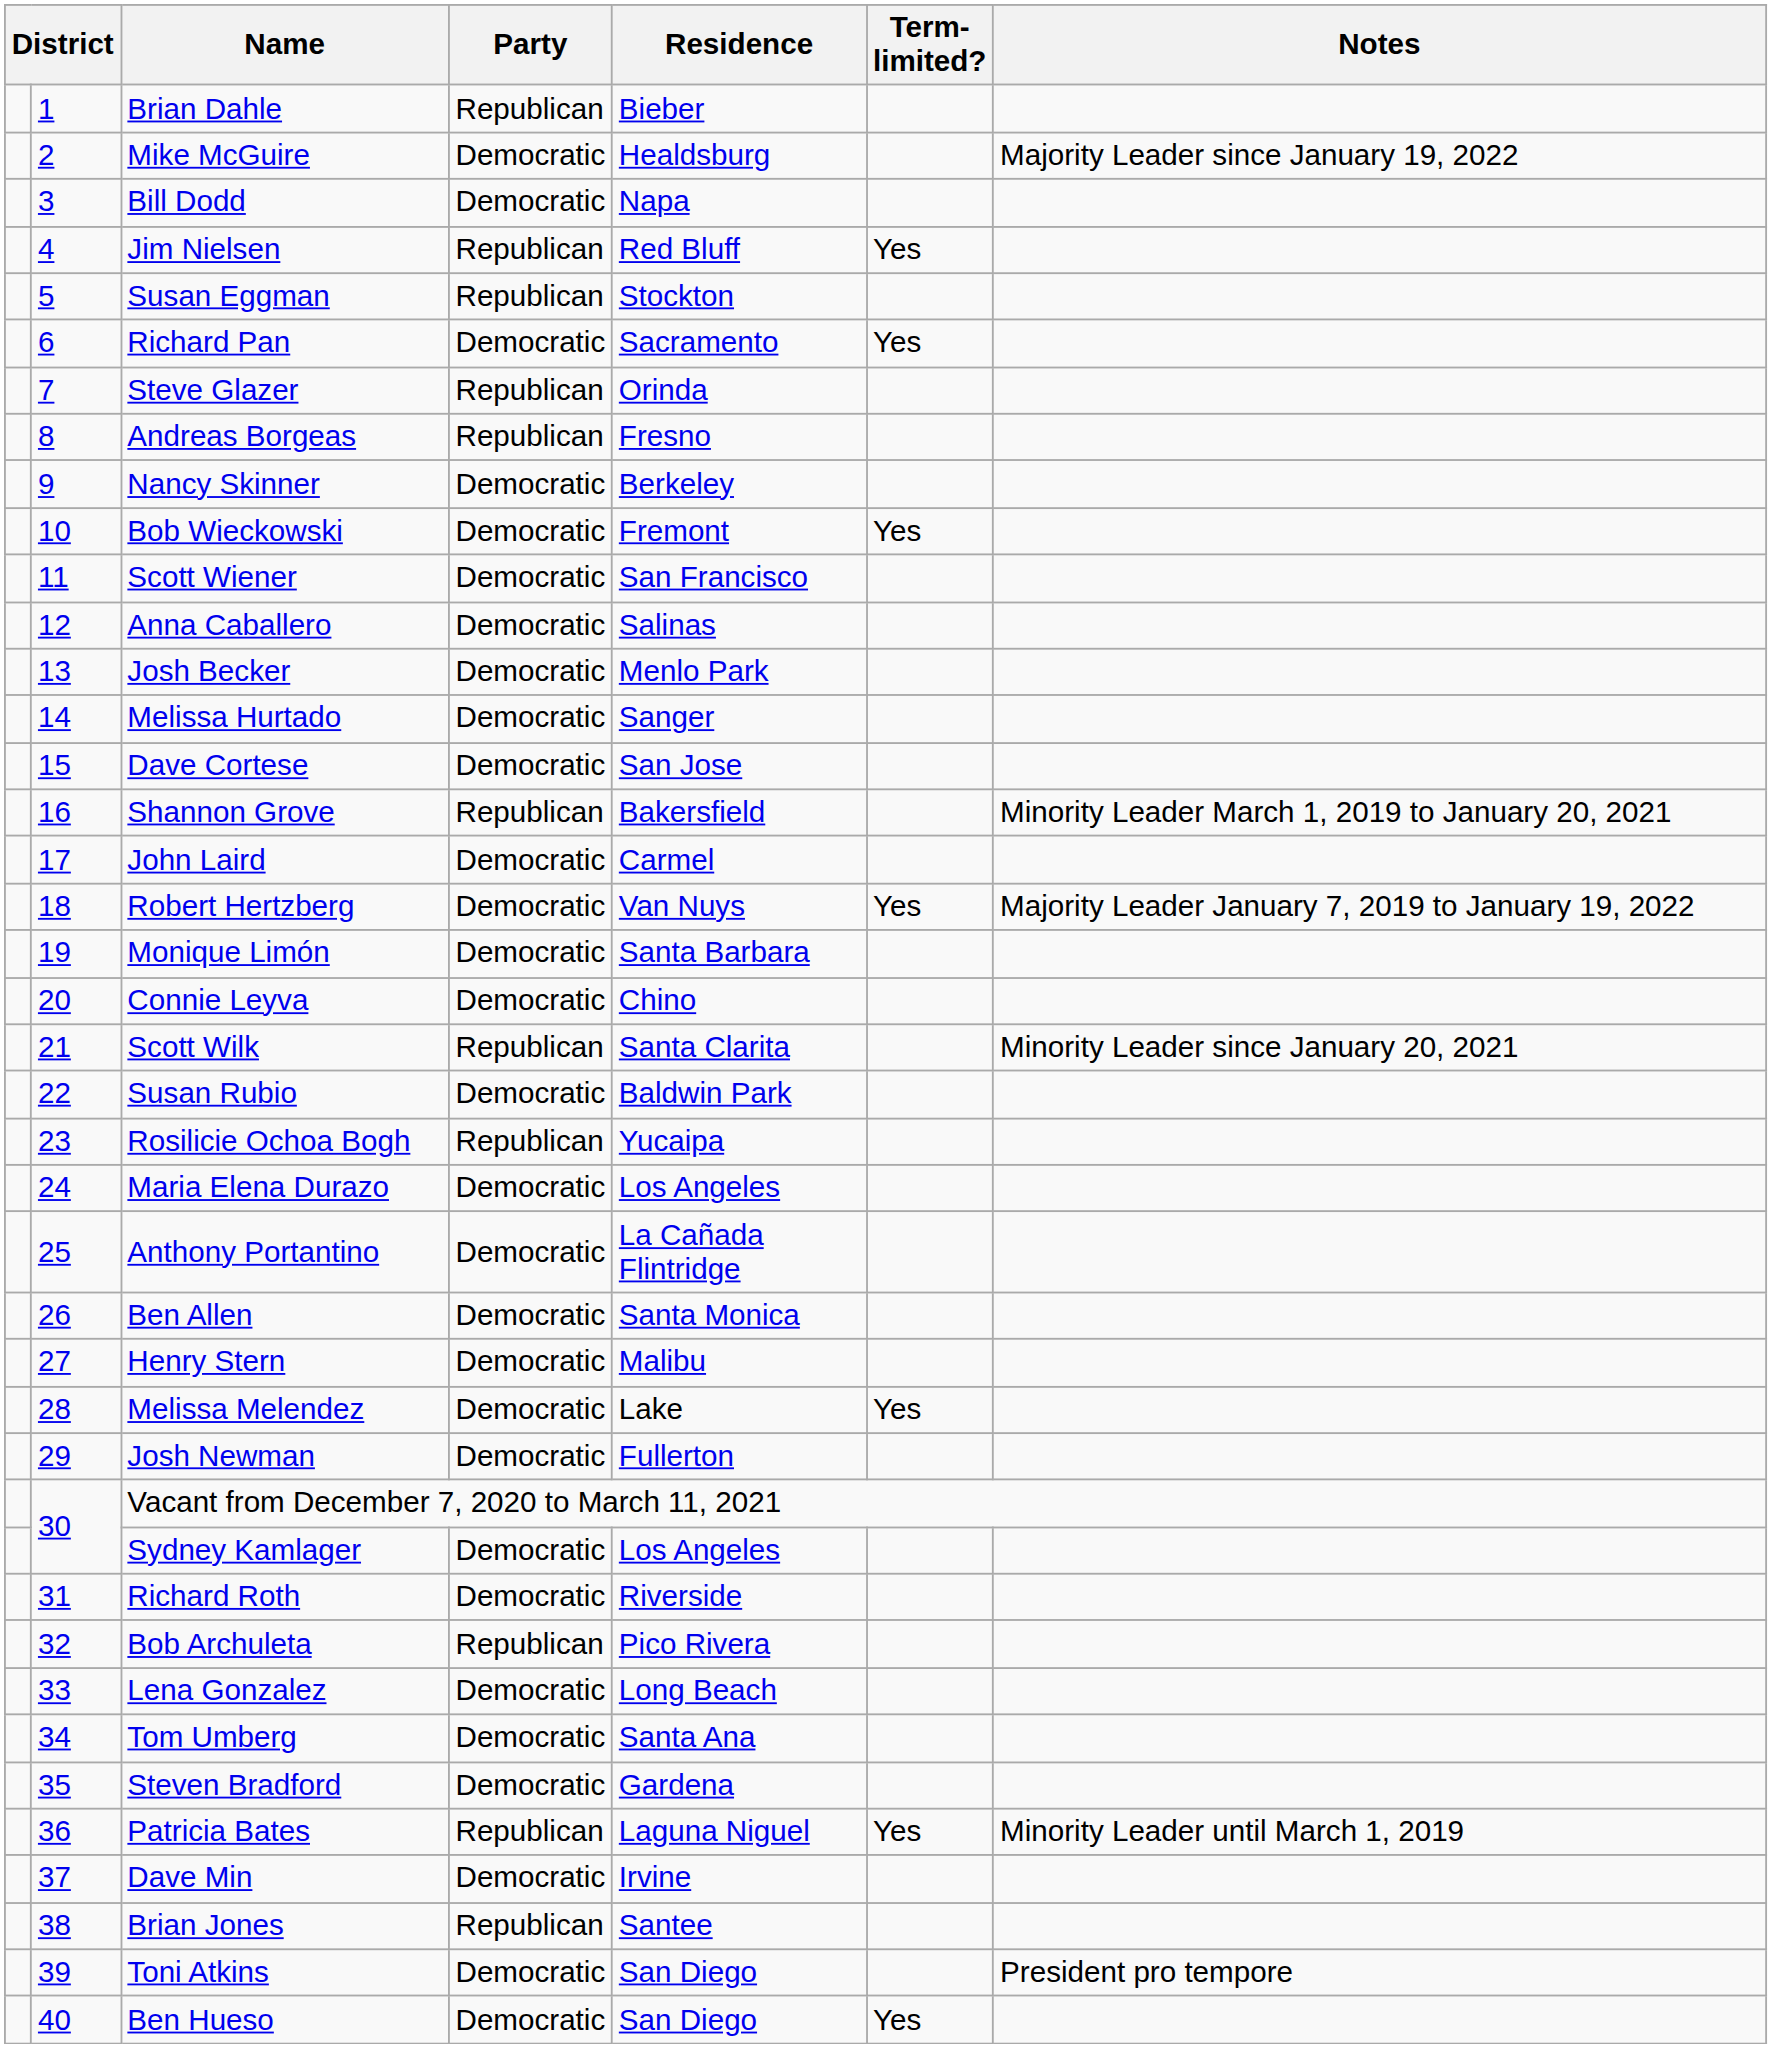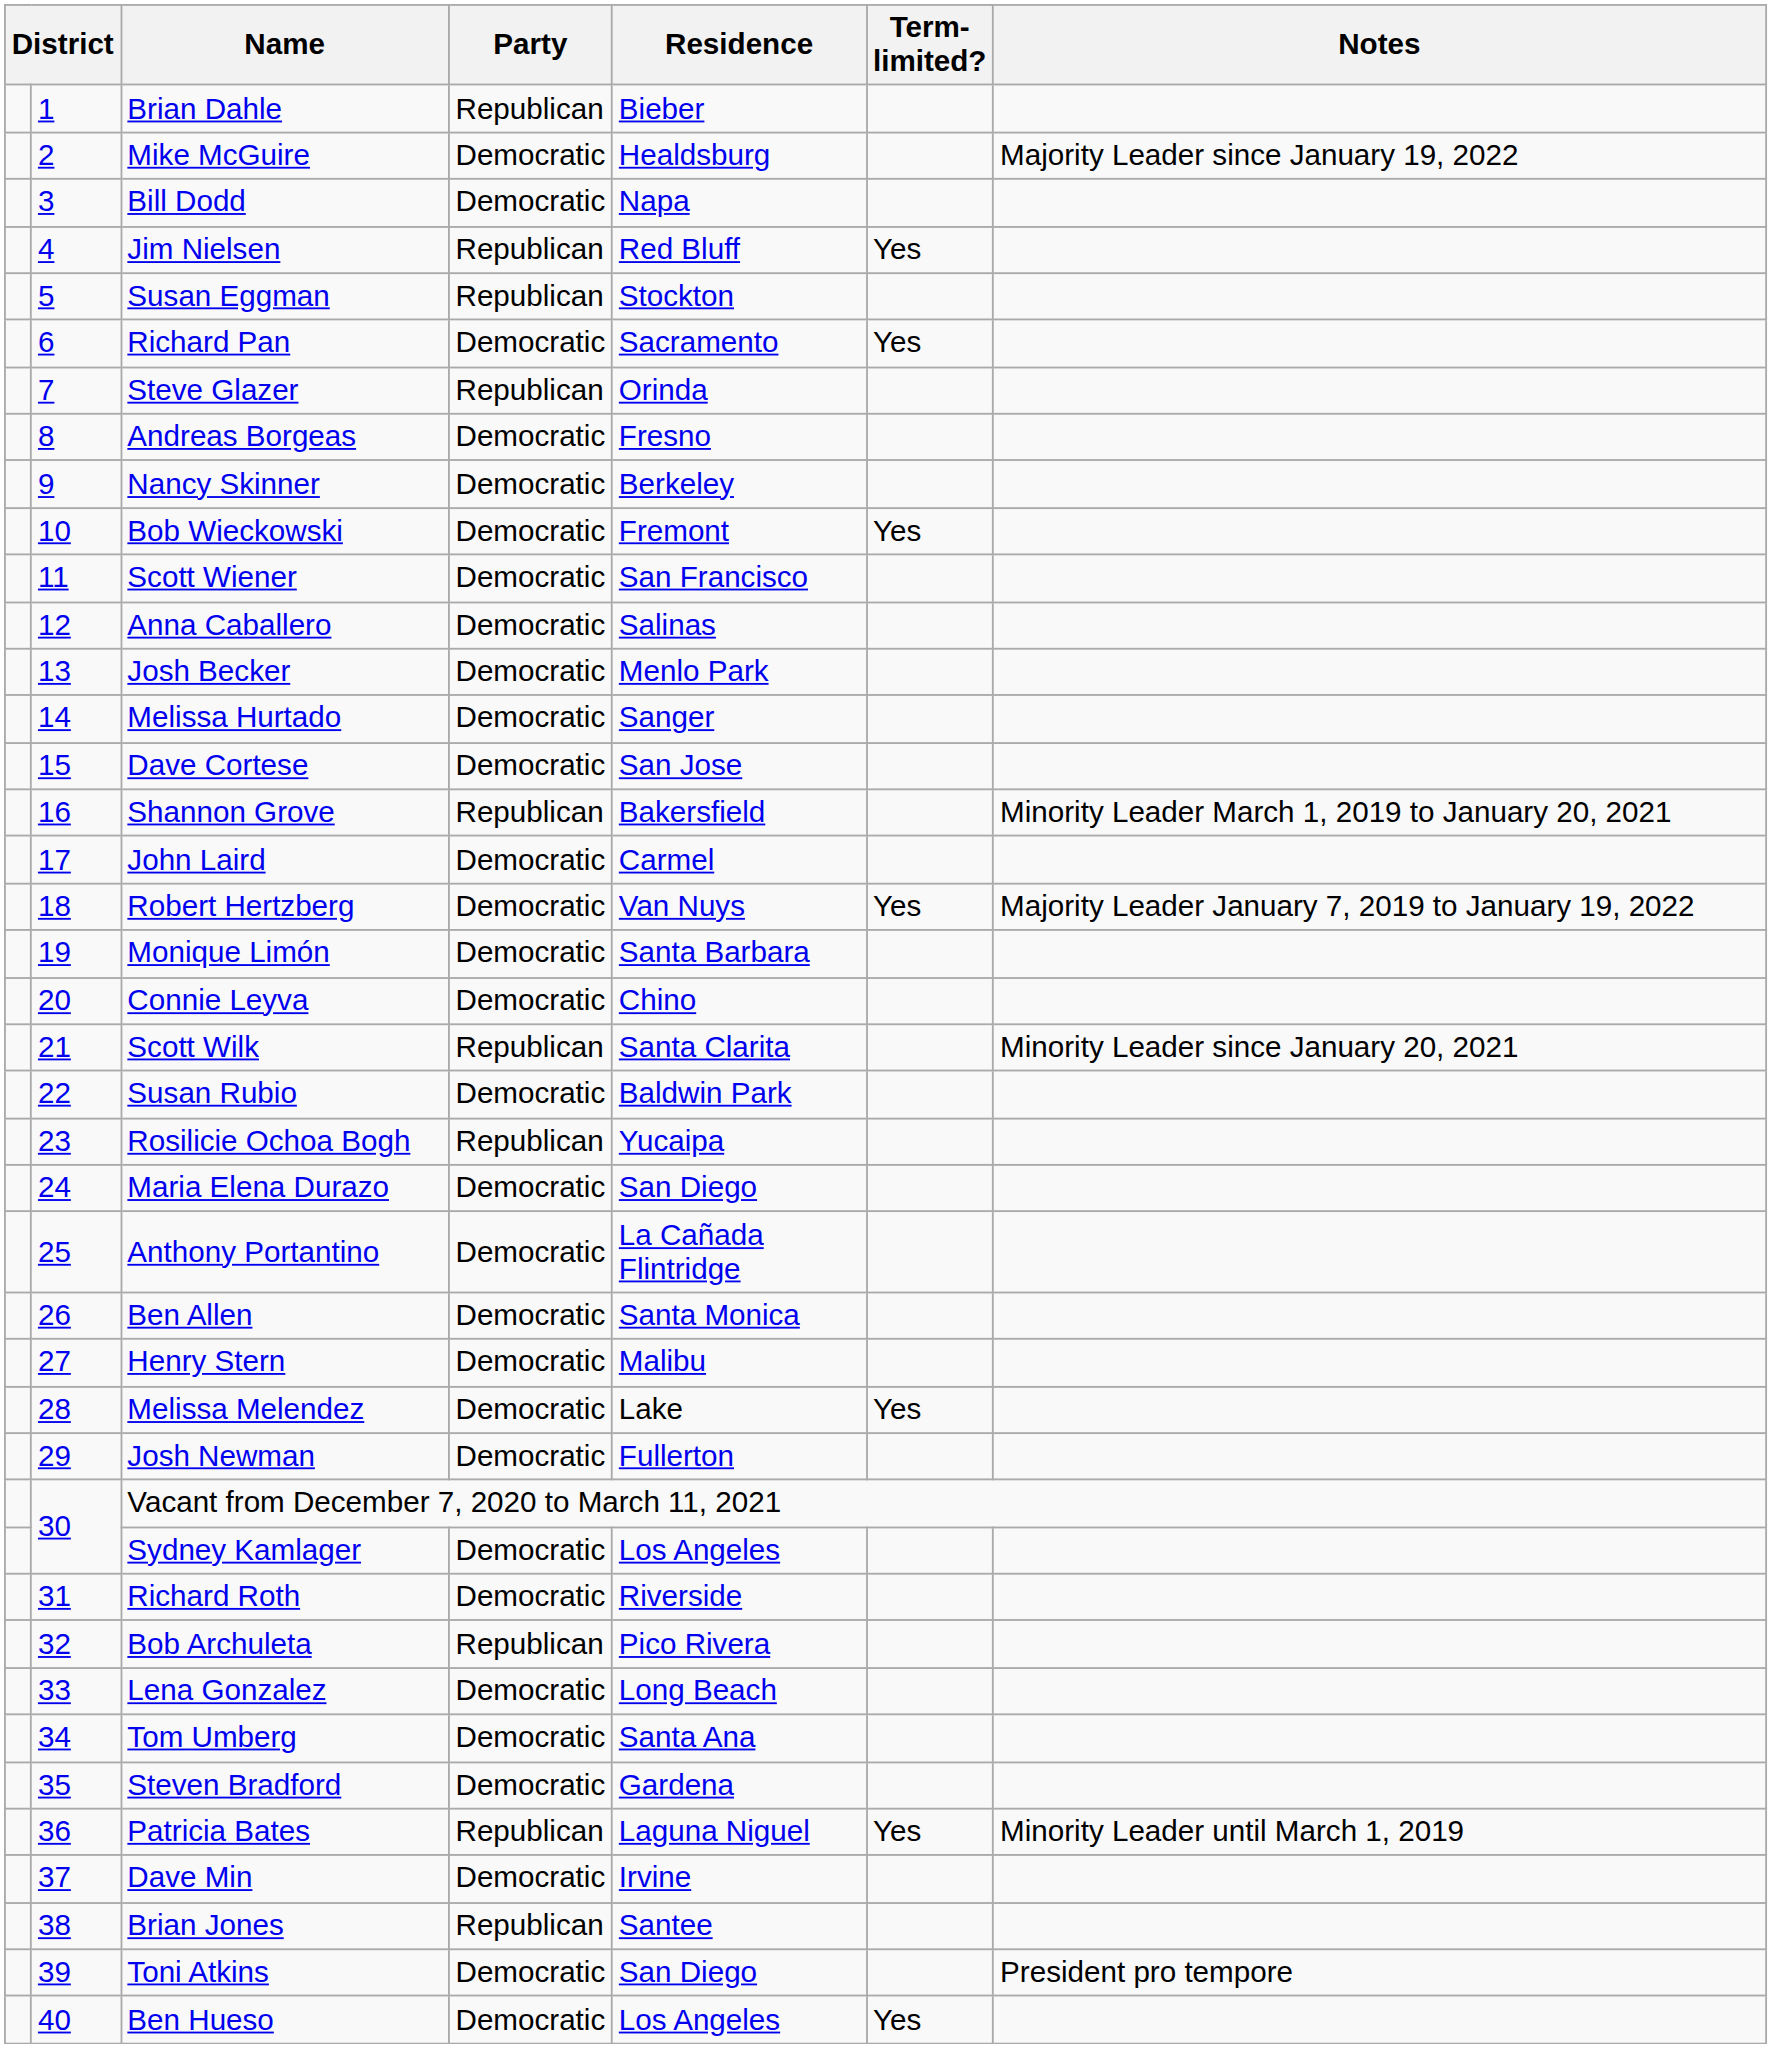(530, 436) Republican -> (530, 436) Democratic
(699, 1187) Los Angeles -> (688, 1187) San Diego
(688, 2019) San Diego -> (699, 2019) Los Angeles
